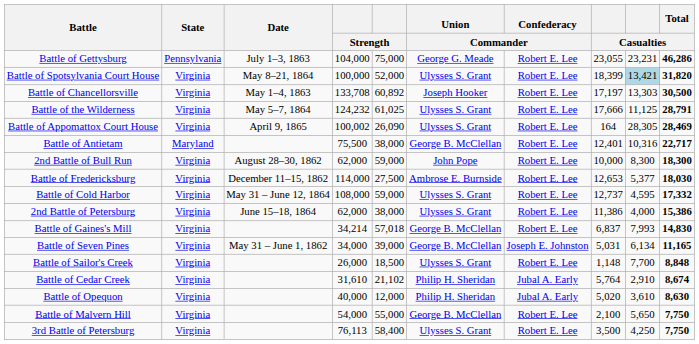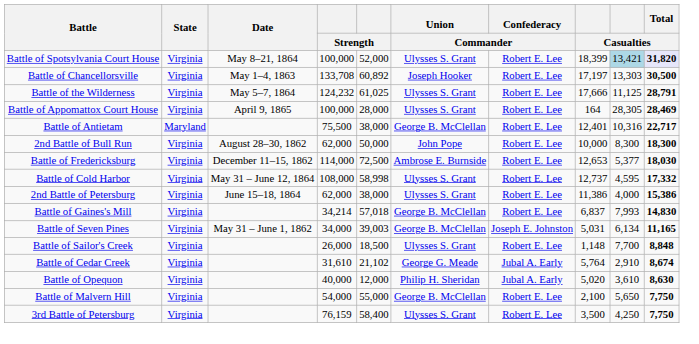- row: (83, 59)
(677, 76) no background -> (662, 59) lavender background
(352, 127) 100,002 -> (337, 110) 100,000
(389, 127) 26,090 -> (374, 110) 28,000
(389, 161) 59,000 -> (374, 144) 50,000
(389, 178) 27,500 -> (374, 161) 72,500
(389, 195) 59,000 -> (374, 178) 58,998
(389, 246) 39,000 -> (374, 229) 39,003
(455, 280) Philip H. Sheridan -> (440, 263) George G. Meade
(352, 331) 76,113 -> (337, 314) 76,159
